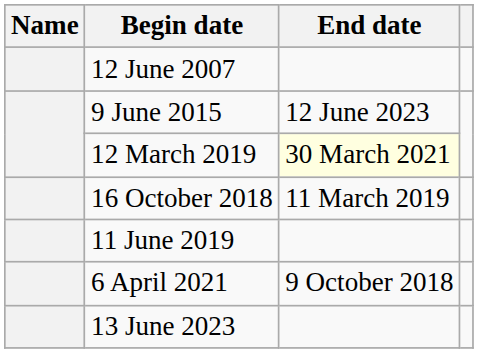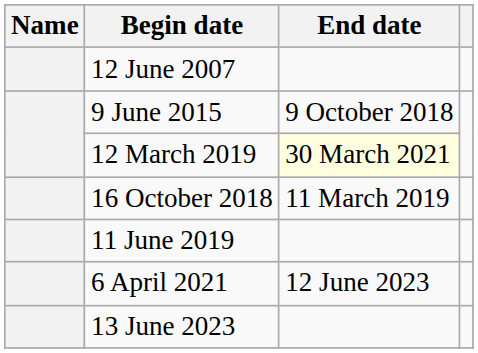(357, 111) 12 June 2023 -> (369, 111) 9 October 2018
(369, 283) 9 October 2018 -> (357, 283) 12 June 2023
